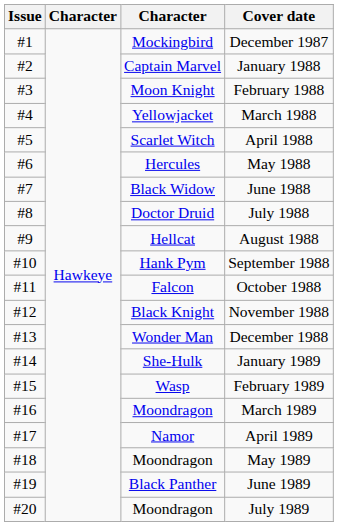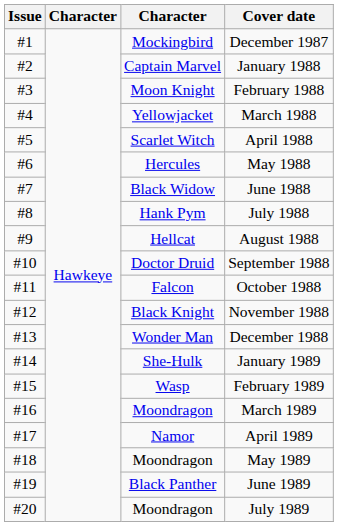(173, 213) Doctor Druid -> (173, 213) Hank Pym
(173, 262) Hank Pym -> (173, 262) Doctor Druid
